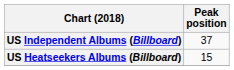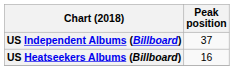(206, 57) 15 -> (206, 57) 16
